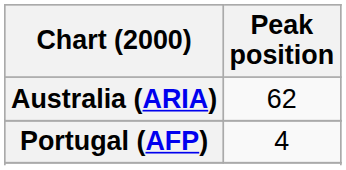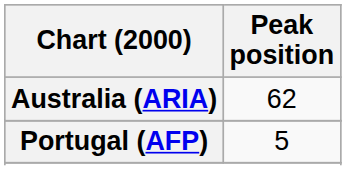(282, 141) 4 -> (282, 141) 5
